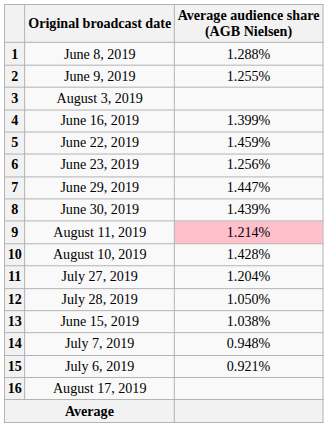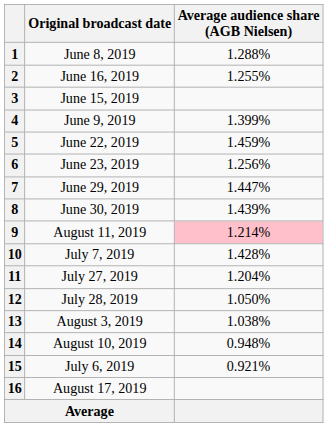(100, 76) June 9, 2019 -> (100, 76) June 16, 2019
(100, 98) August 3, 2019 -> (100, 98) June 15, 2019
(100, 120) June 16, 2019 -> (100, 120) June 9, 2019
(100, 254) August 10, 2019 -> (100, 254) July 7, 2019
(100, 321) June 15, 2019 -> (100, 321) August 3, 2019
(100, 344) July 7, 2019 -> (100, 344) August 10, 2019
